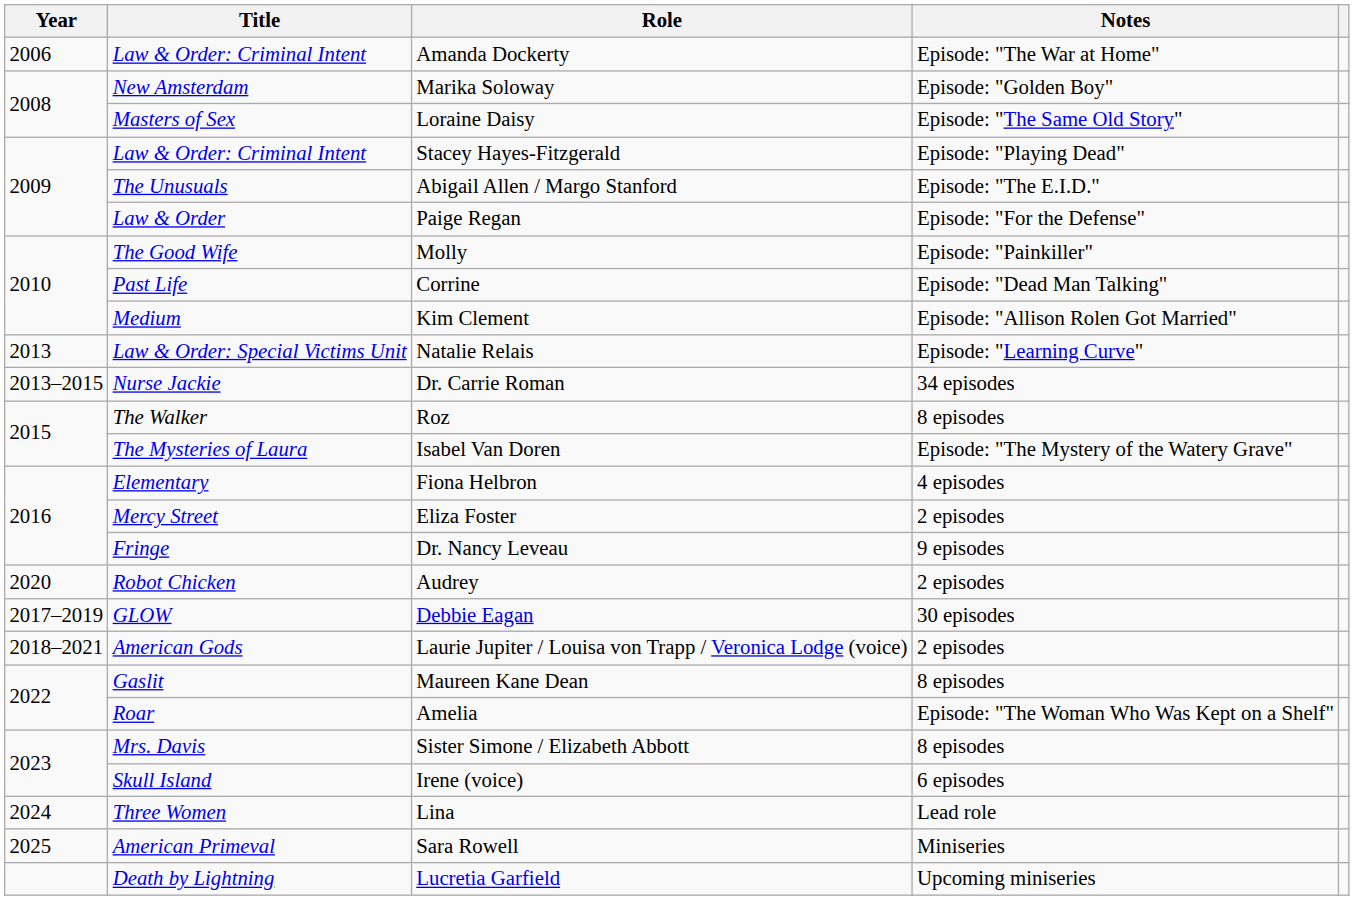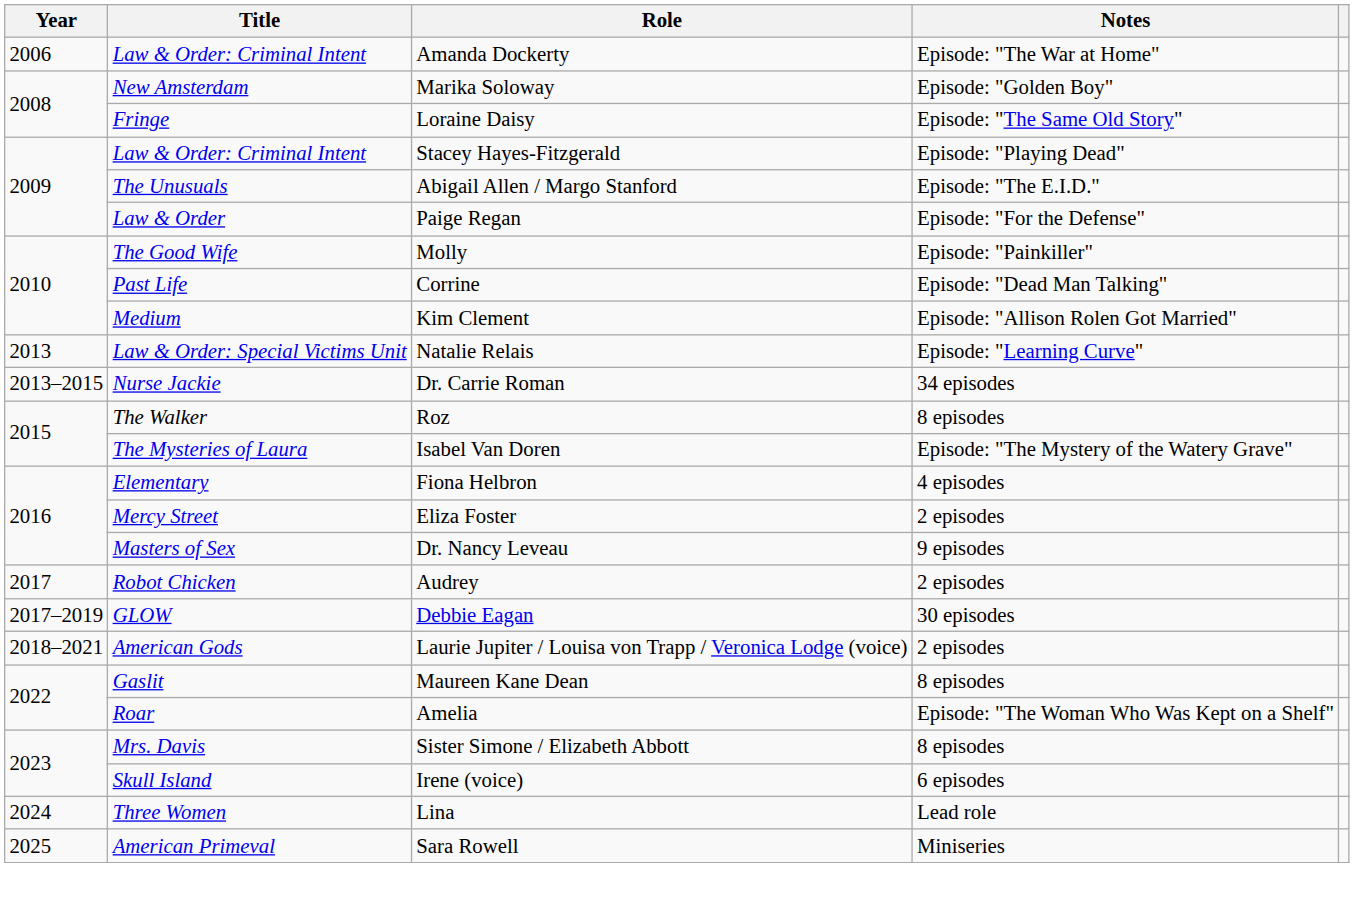(174, 119) Masters of Sex -> (141, 119) Fringe
(141, 548) Fringe -> (174, 548) Masters of Sex
(30, 581) 2020 -> (30, 581) 2017
- row: (488, 878)
